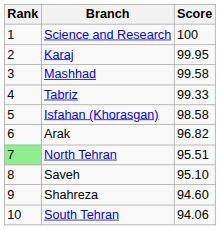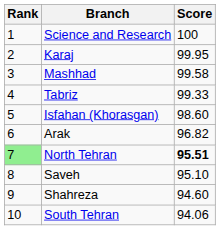(193, 114) 98.58 -> (193, 114) 98.60
(193, 154) normal -> (193, 154) bold
